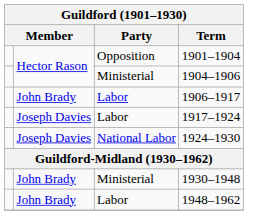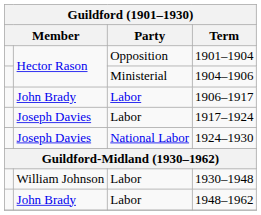(46, 179) John Brady -> (60, 179) William Johnson
(126, 179) Ministerial -> (126, 179) Labor
